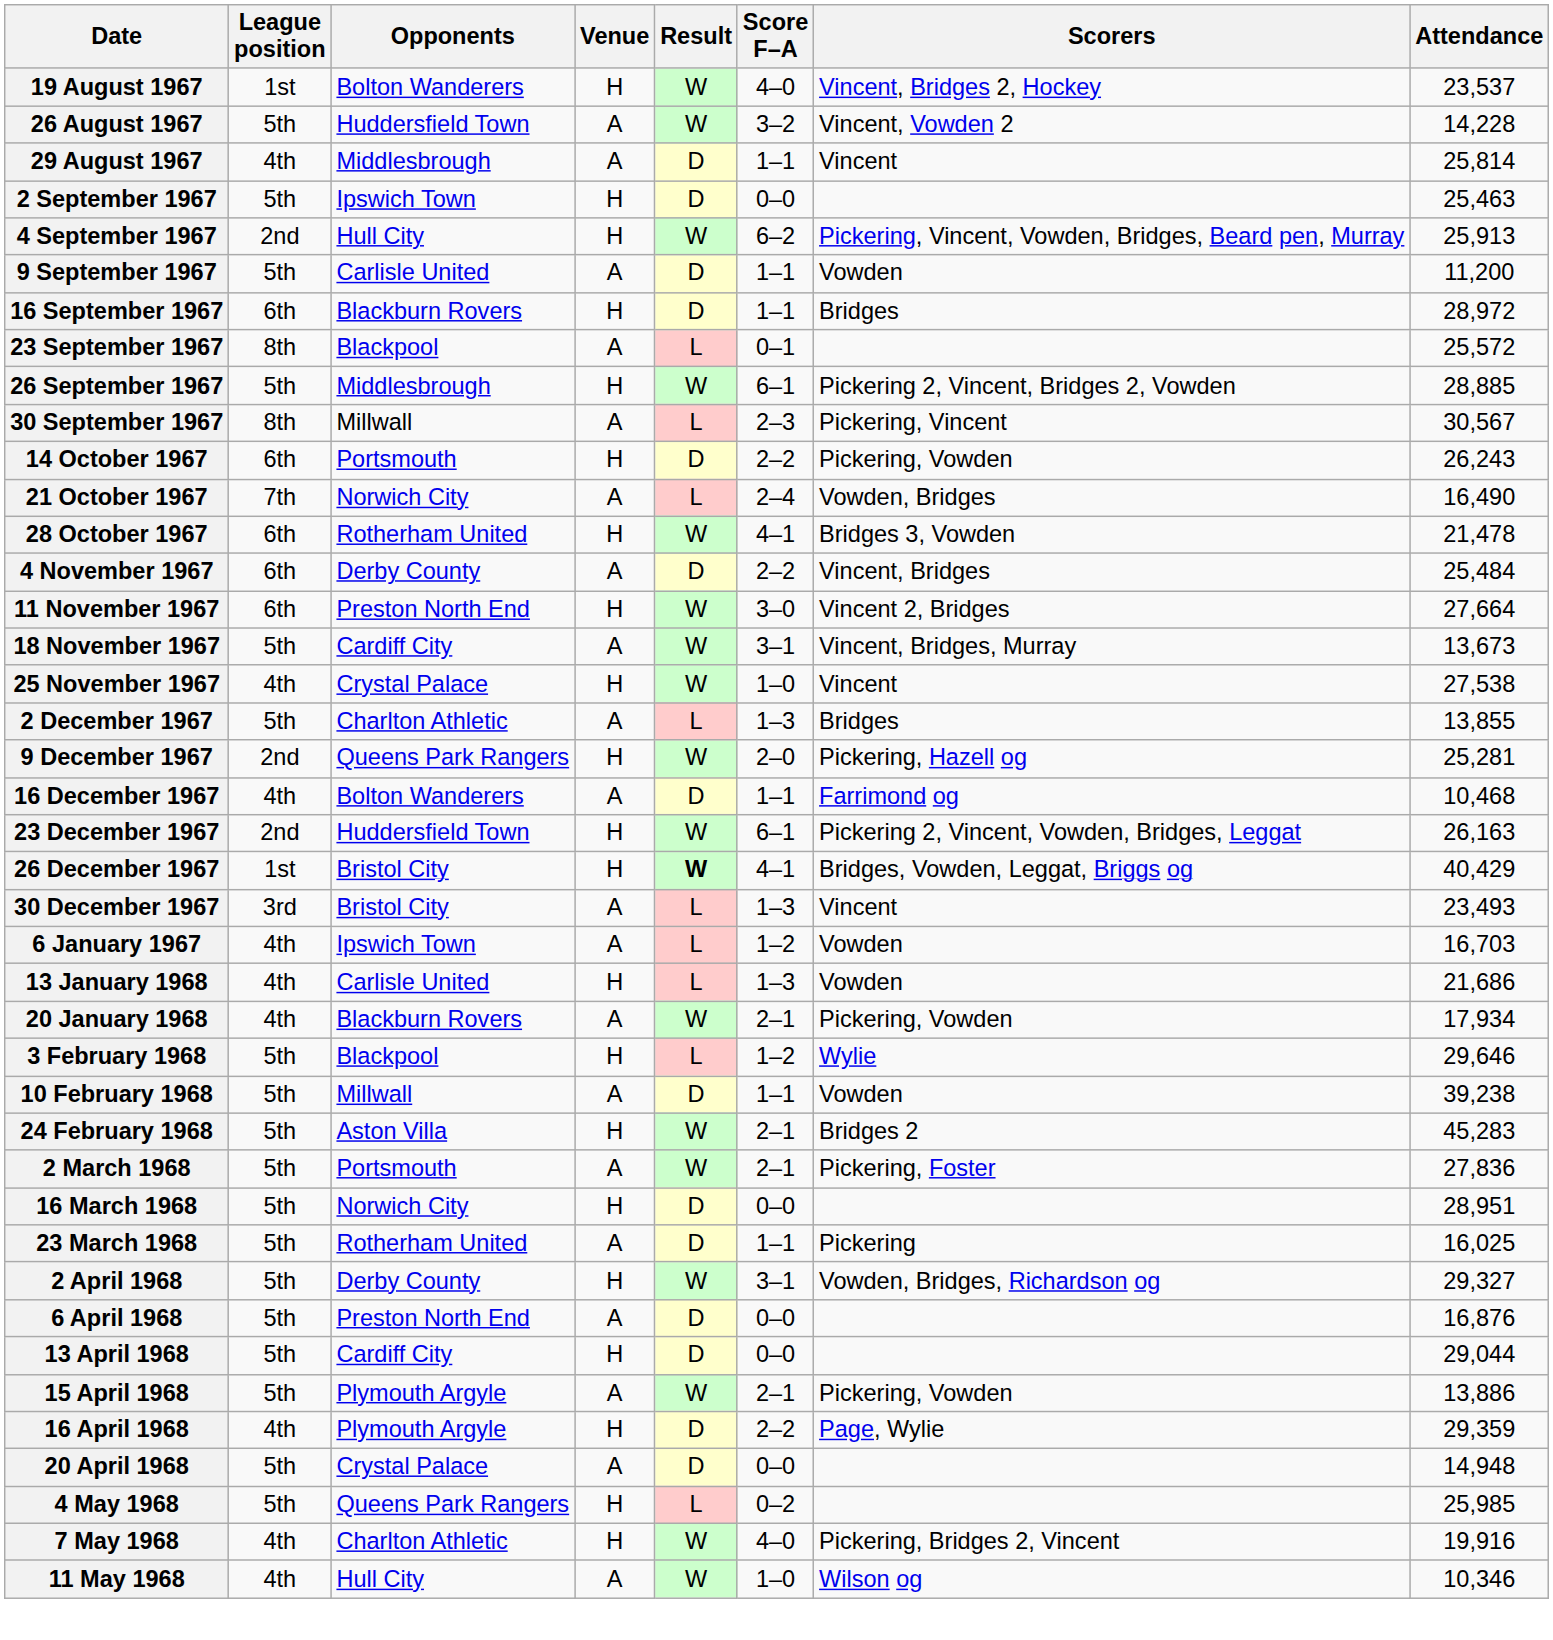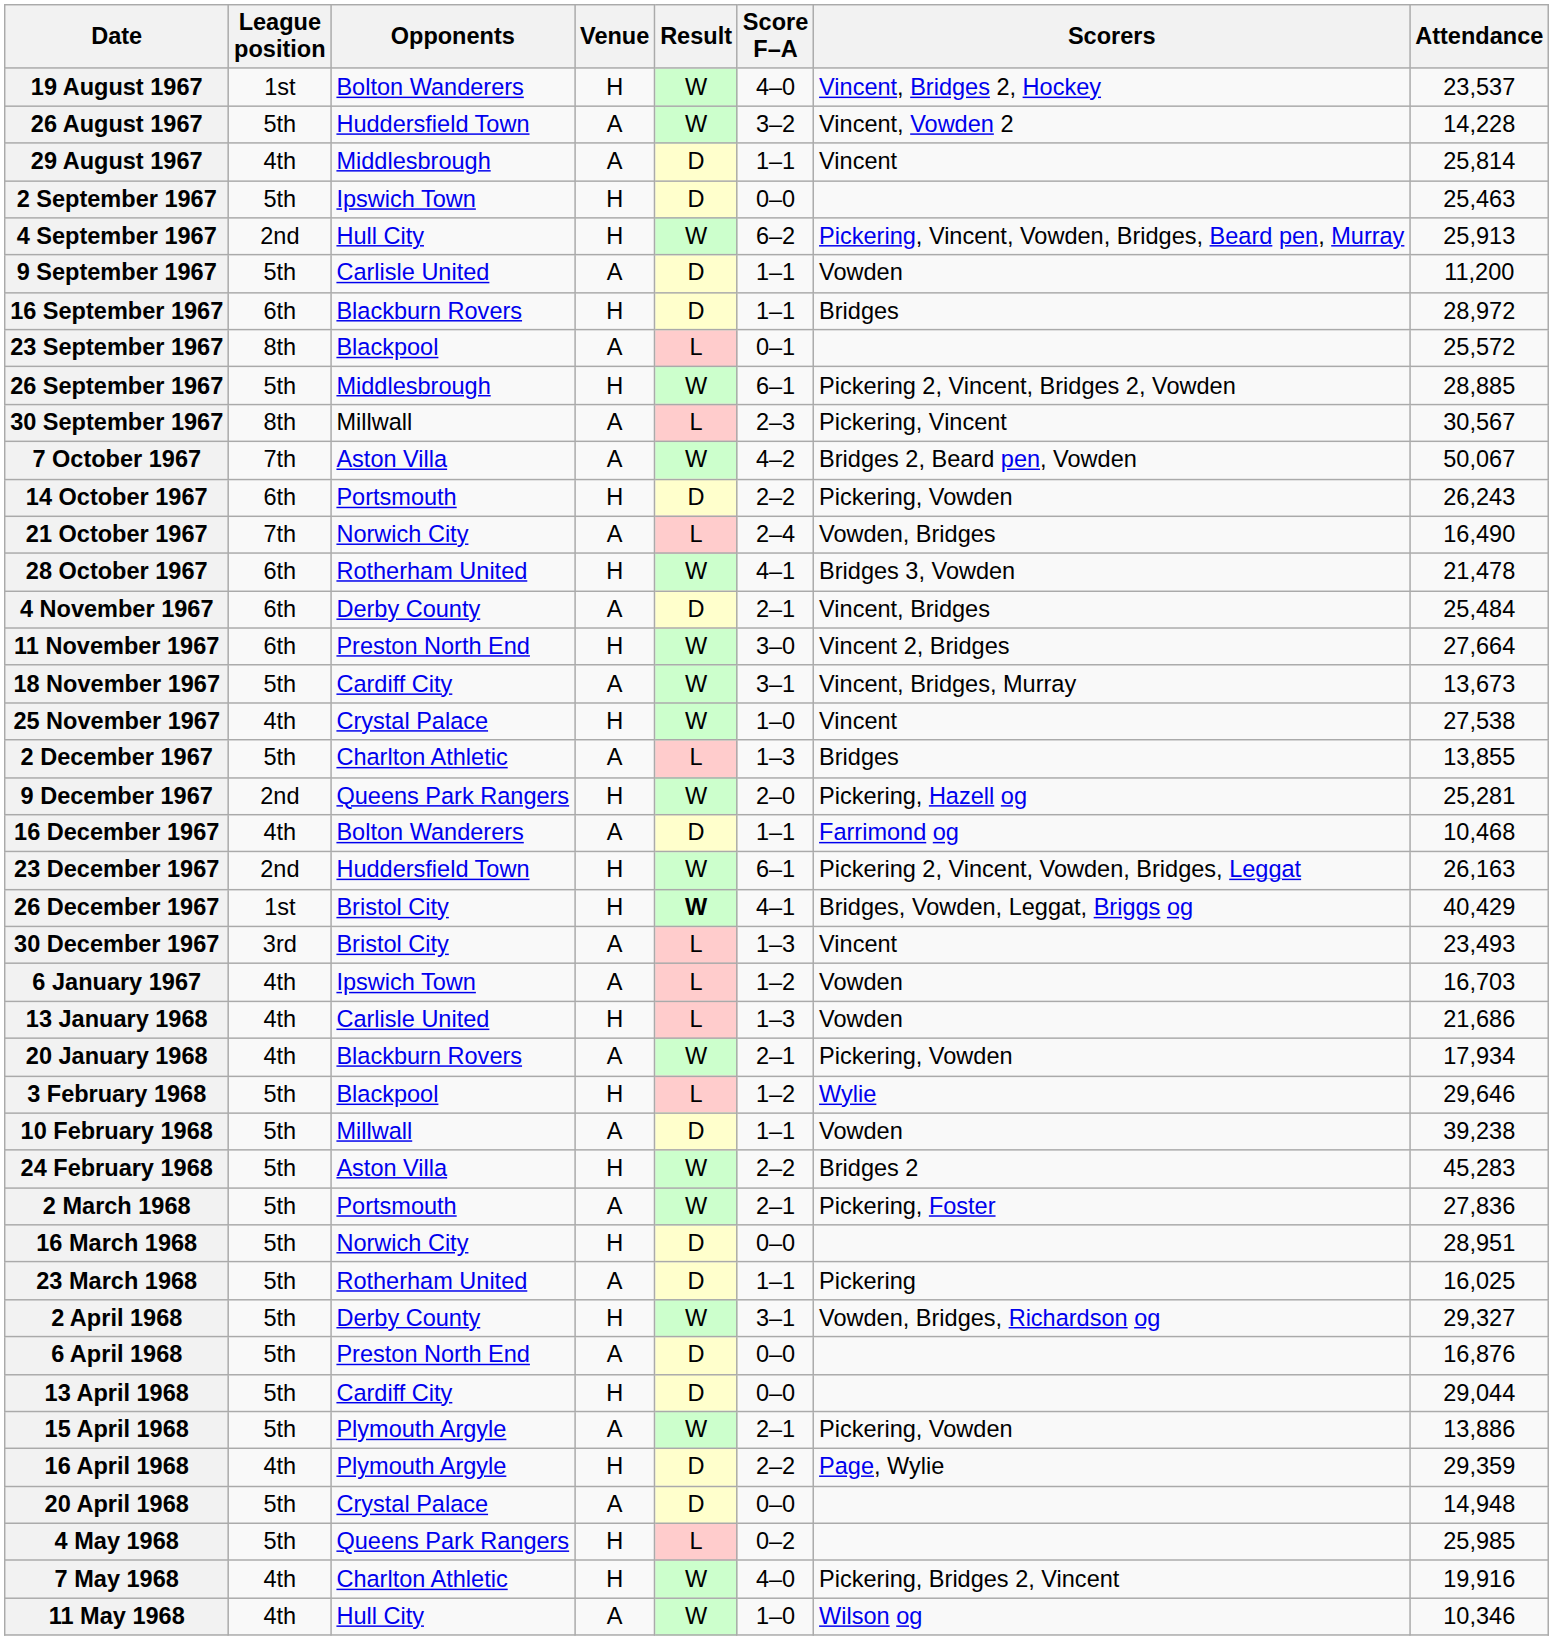+ row: (117, 459)
(776, 571) 2–2 -> (776, 609) 2–1
(776, 1131) 2–1 -> (776, 1168) 2–2
